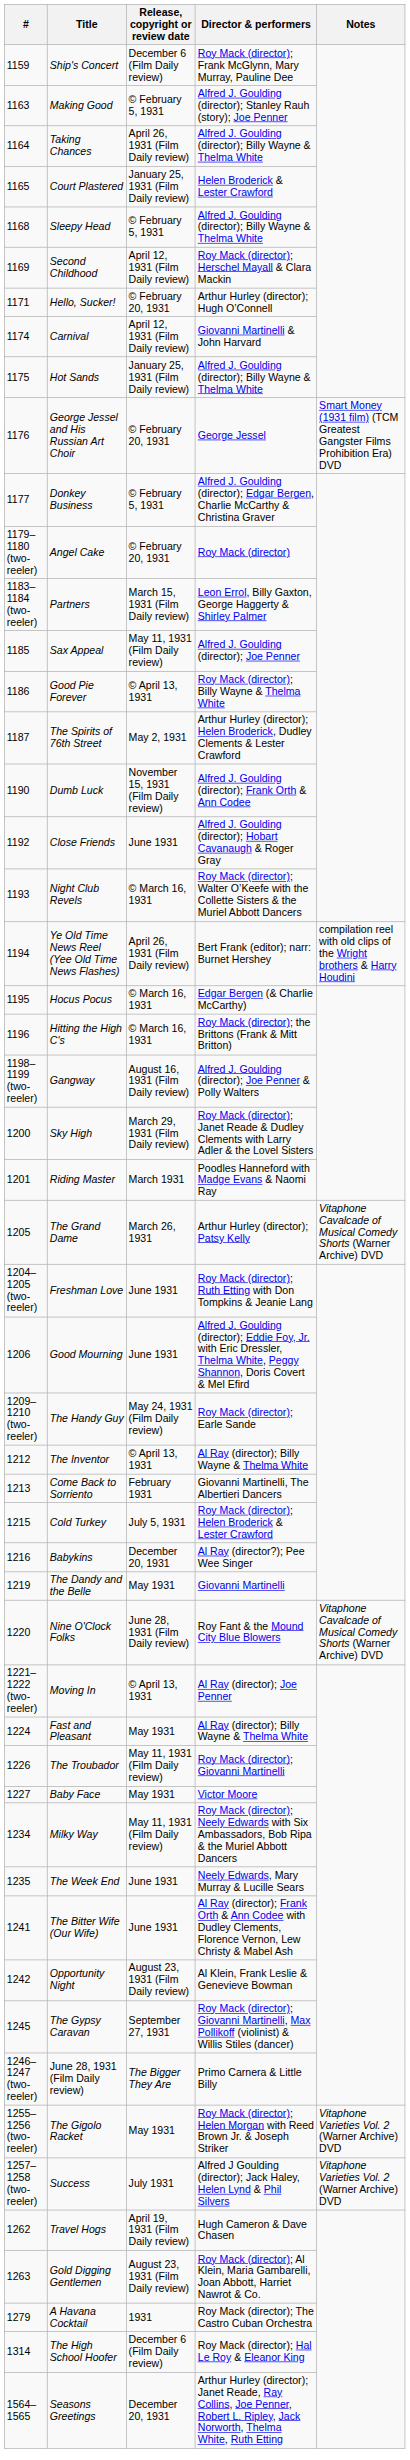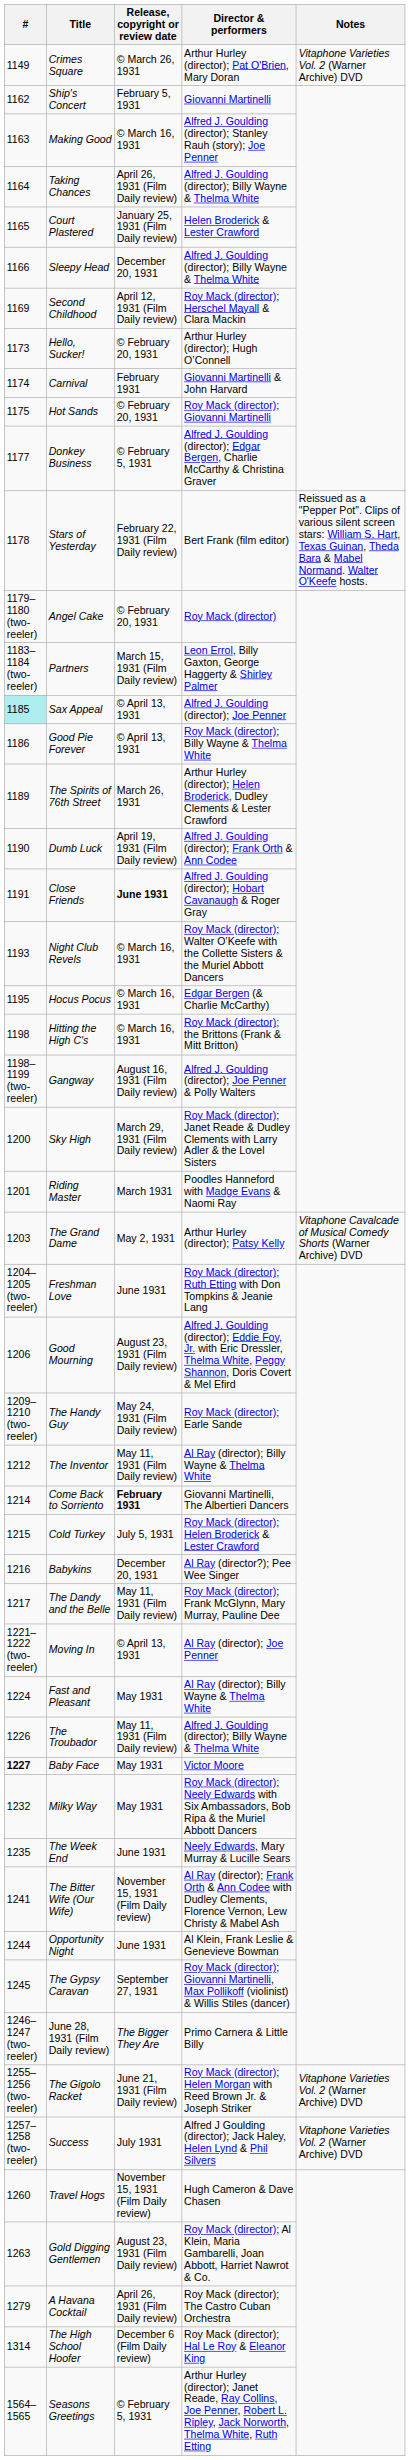+ row: (66, 65)
(18, 65) 1159 -> (18, 99) 1162
(157, 65) December 6 (Film Daily review) -> (144, 99) February 5, 1931
(248, 65) Roy Mack (director); Frank McGlynn, Mary Murray, Pauline Dee -> (228, 99) Giovanni Martinelli
(155, 105) © February 5, 1931 -> (146, 140) © March 16, 1931
(18, 227) 1168 -> (18, 267) 1166
(155, 227) © February 5, 1931 -> (141, 267) December 20, 1931
(18, 302) 1171 -> (18, 348) 1173
(159, 336) April 12, 1931 (Film Daily review) -> (138, 383) February 1931
(159, 377) January 25, 1931 (Film Daily review) -> (143, 412) © February 20, 1931
(254, 377) Alfred J. Goulding (director); Billy Wayne & Thelma White -> (232, 412) Roy Mack (director); Giovanni Martinelli
- row: (84, 435)
+ row: (72, 540)
(18, 651) no background -> (18, 709) paleturquoise background
(160, 651) May 11, 1931 (Film Daily review) -> (141, 709) © April 13, 1931
(18, 738) 1187 -> (18, 796) 1189
(158, 738) May 2, 1931 -> (140, 796) March 26, 1931
(154, 790) November 15, 1931 (Film Daily review) -> (147, 848) April 19, 1931 (Film Daily review)
(18, 842) 1192 -> (18, 895) 1191
(153, 842) normal -> (142, 895) bold
- row: (85, 953)
(18, 1034) 1196 -> (18, 1034) 1198
(19, 1232) 1205 -> (19, 1238) 1203
(152, 1232) March 26, 1931 -> (146, 1238) May 2, 1931
(153, 1354) June 1931 -> (147, 1354) August 23, 1931 (Film Daily review)
(153, 1459) © April 13, 1931 -> (147, 1465) May 11, 1931 (Film Daily review)
(19, 1488) 1213 -> (19, 1500) 1214
(150, 1488) normal -> (139, 1500) bold
(19, 1586) 1219 -> (19, 1603) 1217
(152, 1586) May 1931 -> (147, 1603) May 11, 1931 (Film Daily review)
(241, 1586) Giovanni Martinelli -> (235, 1603) Roy Mack (director); Frank McGlynn, Mary Murray, Pauline Dee
- row: (80, 1632)
(245, 1765) Roy Mack (director); Giovanni Martinelli -> (236, 1737) Alfred J. Goulding (director); Billy Wayne & Thelma White
(19, 1794) normal -> (19, 1765) bold
(19, 1835) 1234 -> (19, 1806) 1232
(160, 1835) May 11, 1931 (Film Daily review) -> (140, 1806) May 1931
(153, 1928) June 1931 -> (142, 1899) November 15, 1931 (Film Daily review)
(19, 1980) 1242 -> (19, 1945) 1244
(159, 1980) August 23, 1931 (Film Daily review) -> (141, 1945) June 1931
(152, 2131) May 1931 -> (147, 2091) June 21, 1931 (Film Daily review)
(19, 2230) 1262 -> (19, 2195) 1260
(159, 2230) April 19, 1931 (Film Daily review) -> (142, 2195) November 15, 1931 (Film Daily review)
(140, 2317) 1931 -> (147, 2306) April 26, 1931 (Film Daily review)
(153, 2410) December 20, 1931 -> (143, 2411) © February 5, 1931
